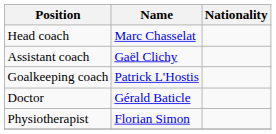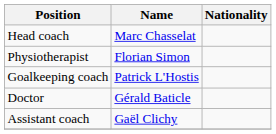rows swapped: (48, 56) <-> (48, 118)
